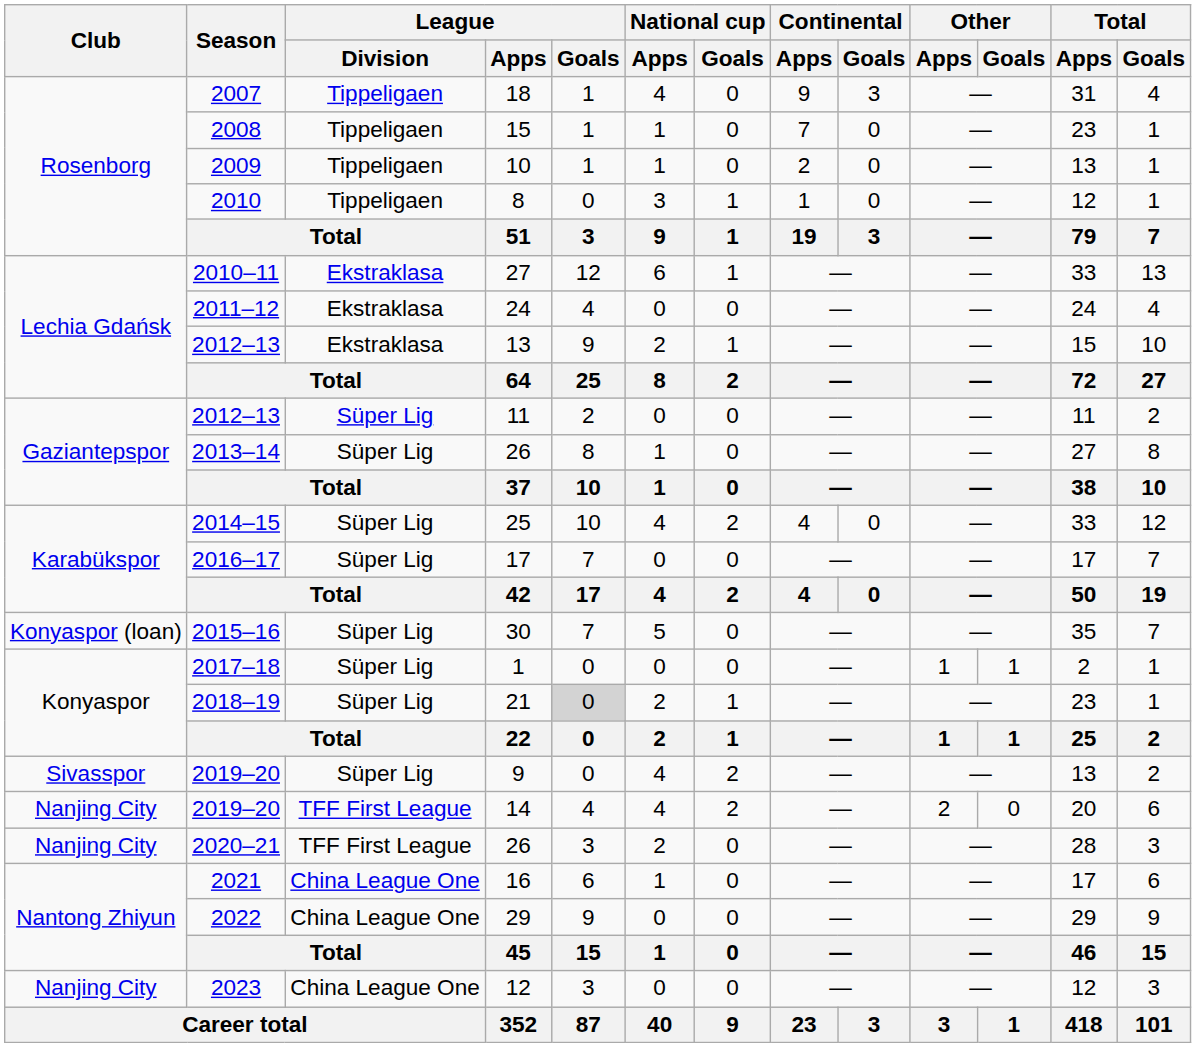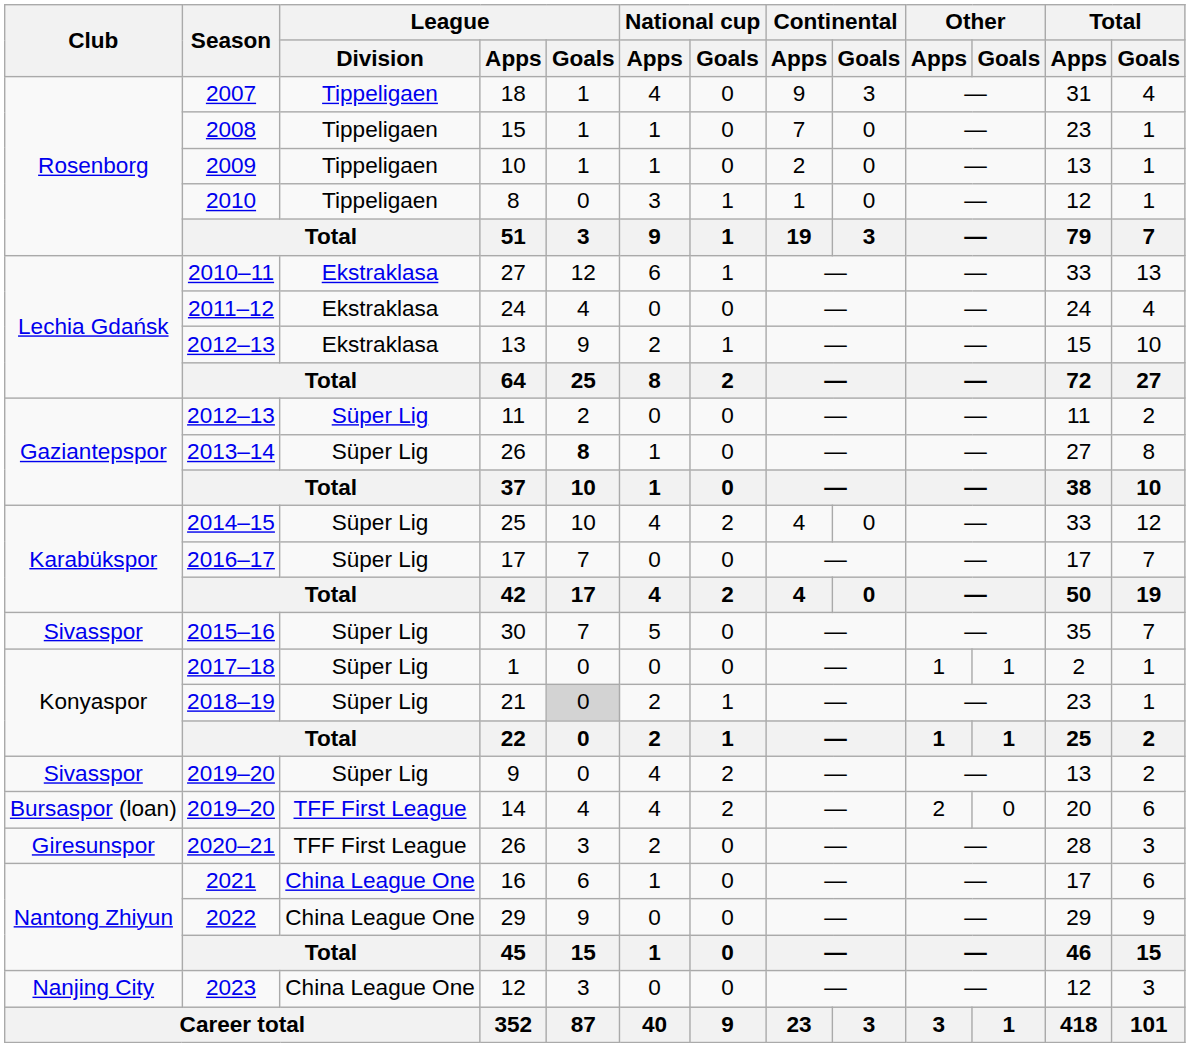(588, 451) normal -> (583, 451) bold
(96, 630) Konyaspor (loan) -> (93, 630) Sivasspor
(96, 809) Nanjing City -> (93, 809) Bursaspor (loan)
(96, 845) Nanjing City -> (93, 845) Giresunspor
